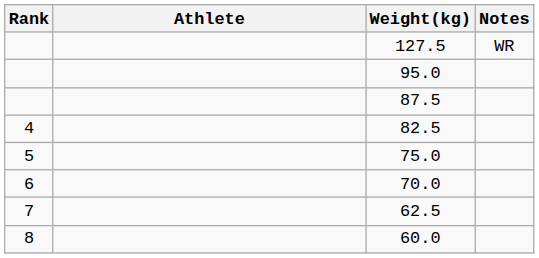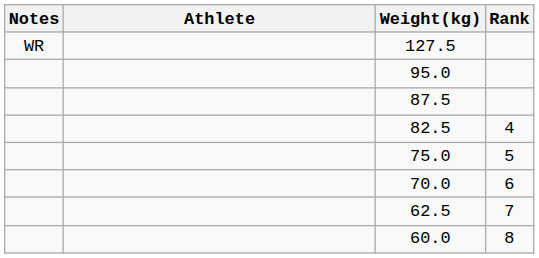columns swapped: (29, 18) <-> (504, 18)
